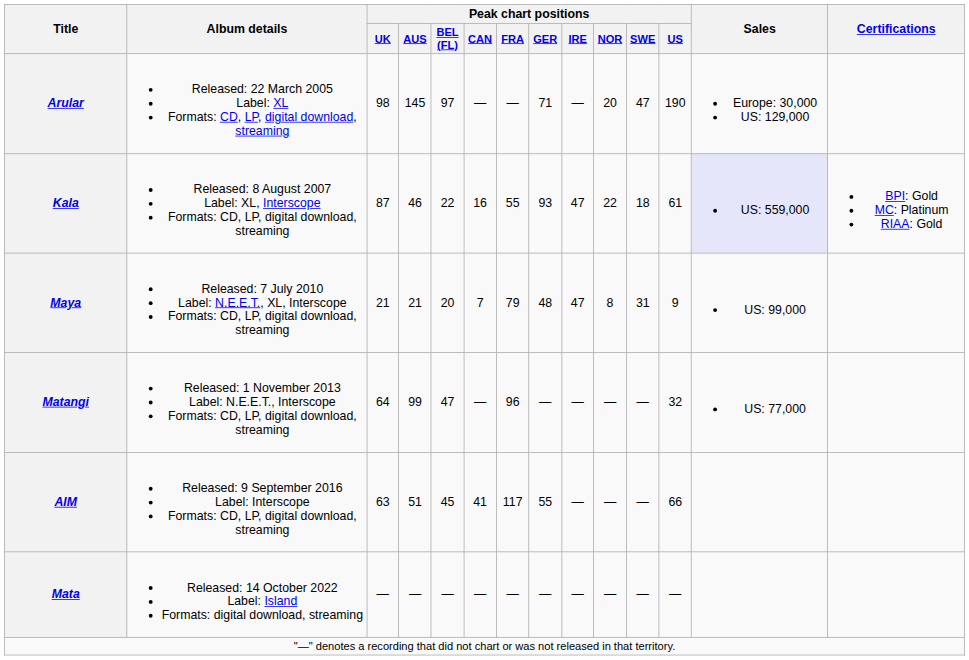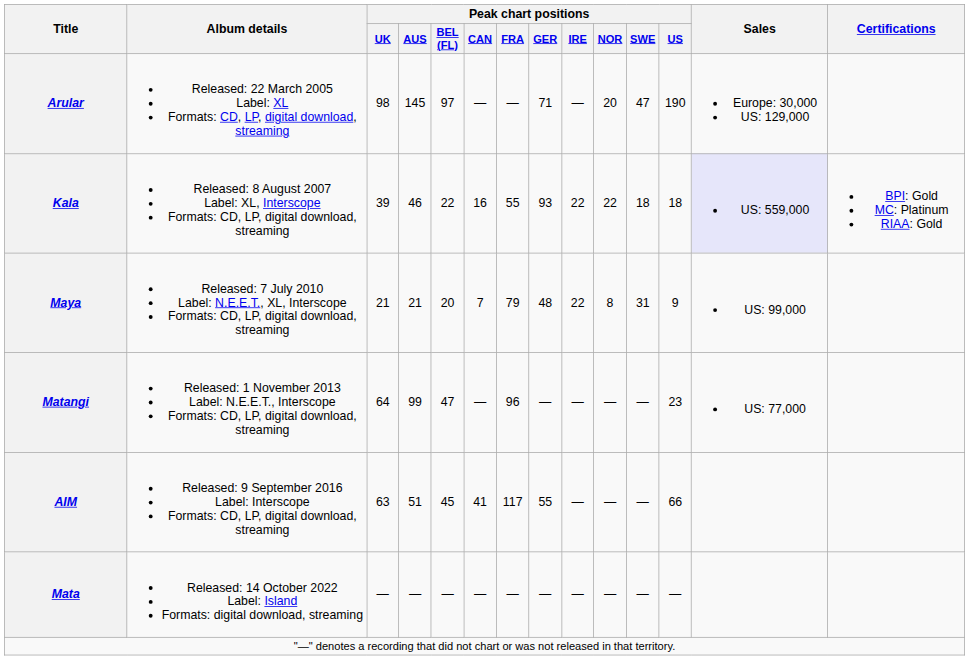(383, 203) 87 -> (383, 203) 39
(578, 203) 47 -> (578, 203) 22
(675, 203) 61 -> (675, 203) 18
(578, 302) 47 -> (578, 302) 22
(675, 402) 32 -> (675, 402) 23
